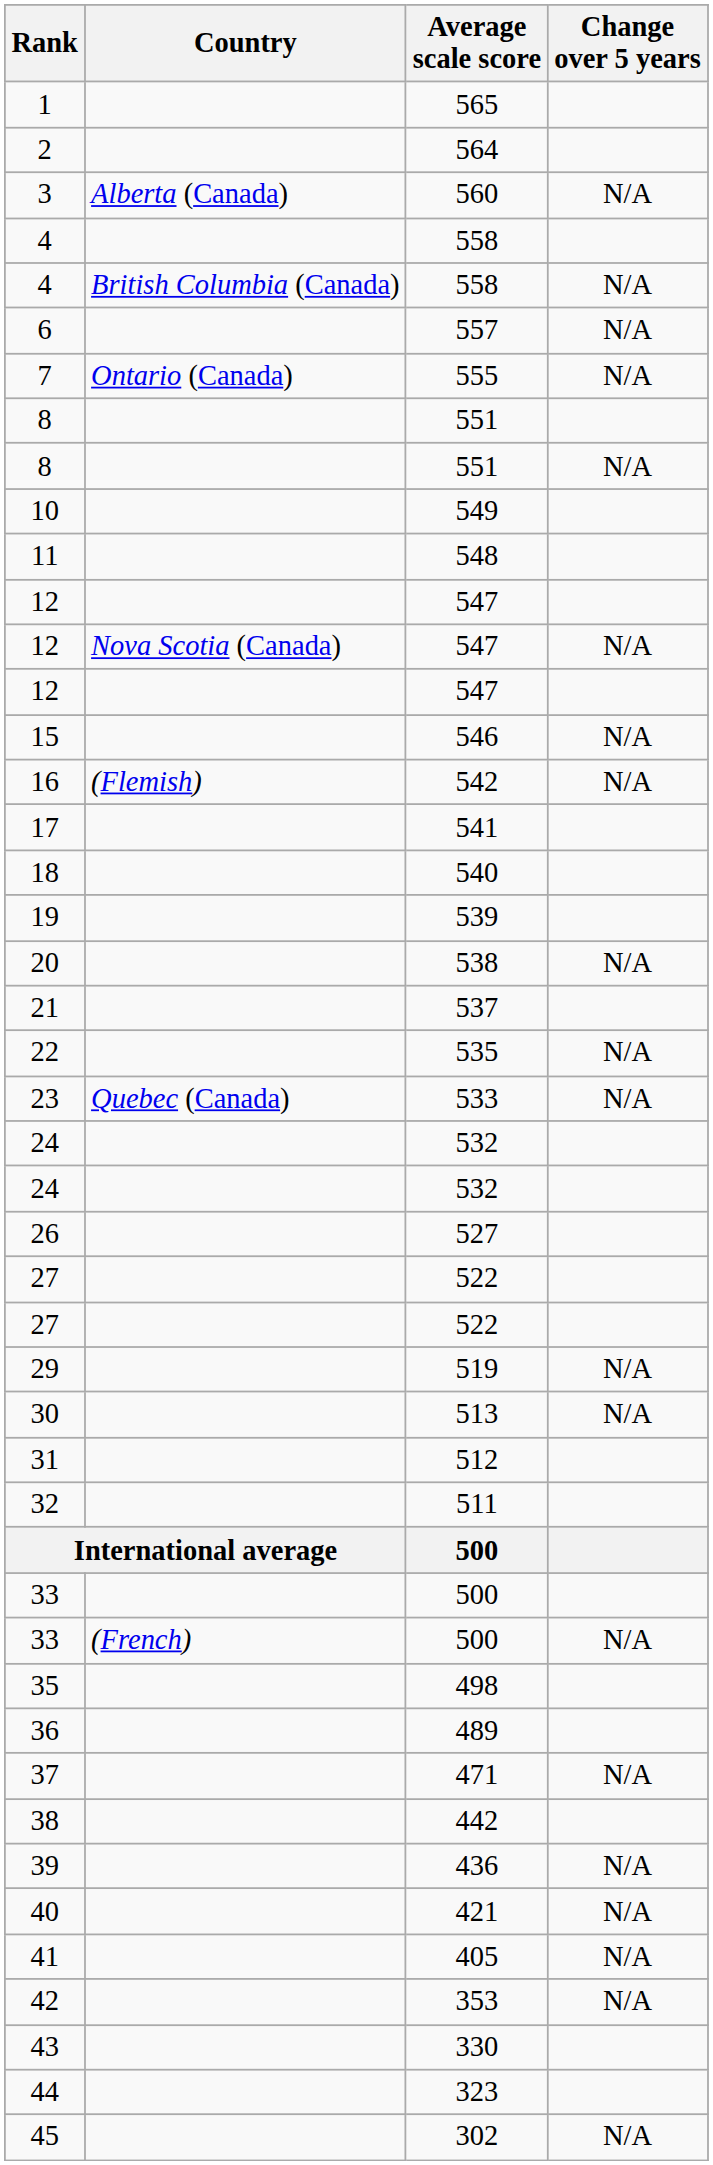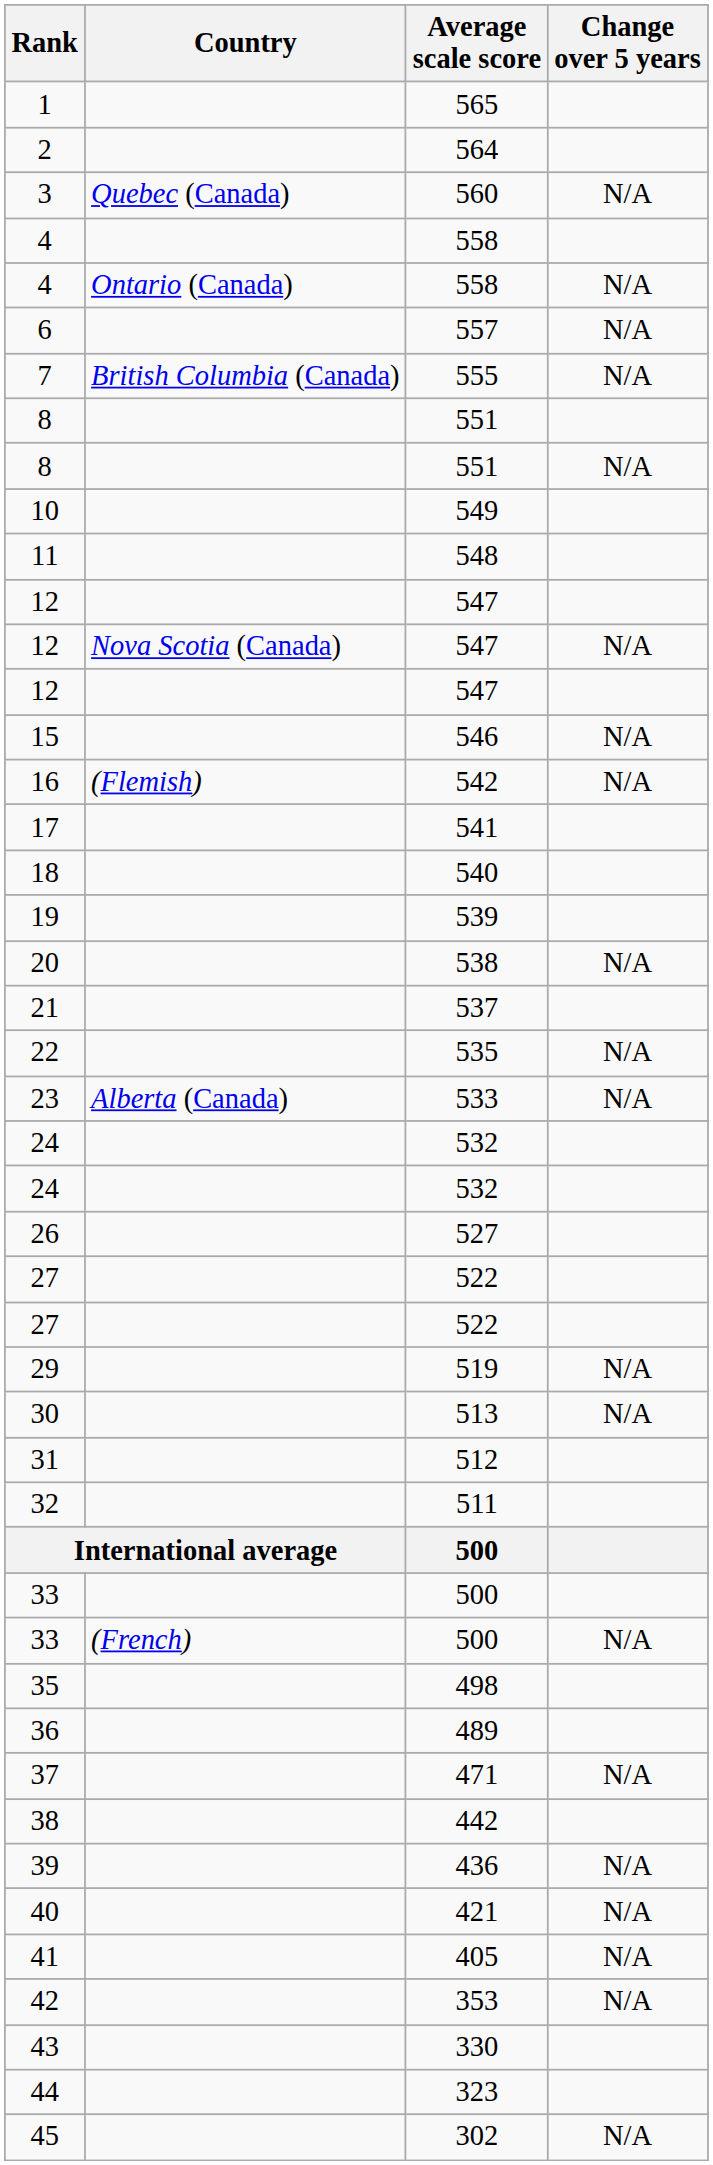(190, 194) Alberta (Canada) -> (190, 194) Quebec (Canada)
(245, 284) British Columbia (Canada) -> (192, 284) Ontario (Canada)
(192, 375) Ontario (Canada) -> (245, 375) British Columbia (Canada)
(190, 1097) Quebec (Canada) -> (190, 1097) Alberta (Canada)
